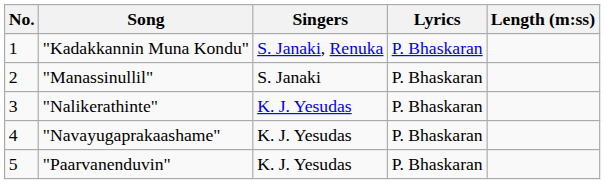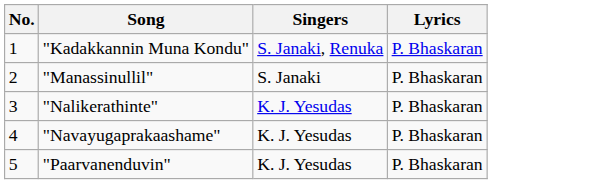- column: (543, 19)
